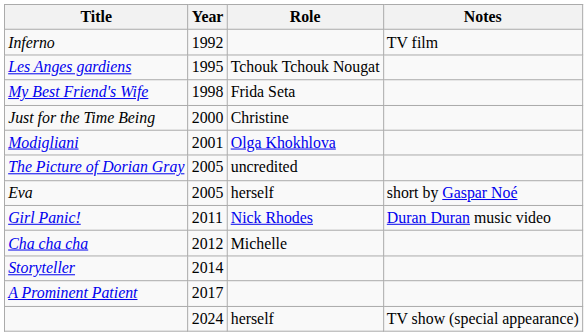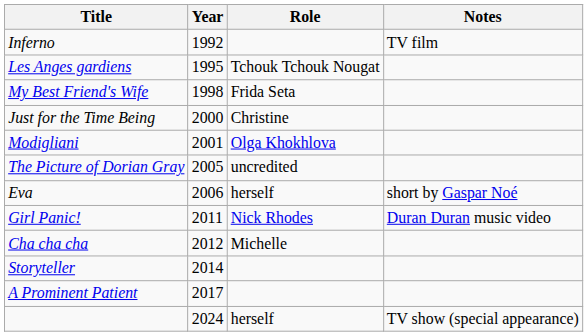(208, 192) 2005 -> (208, 192) 2006
